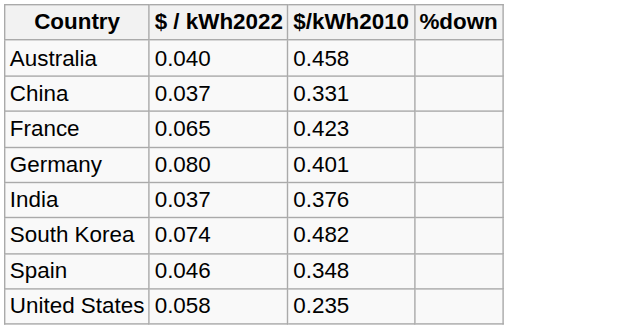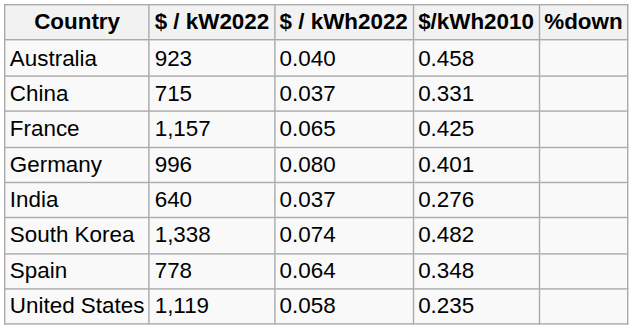+ column: (212, 22)
(321, 128) 0.423 -> (446, 128) 0.425
(321, 199) 0.376 -> (446, 199) 0.276
(183, 270) 0.046 -> (308, 270) 0.064
